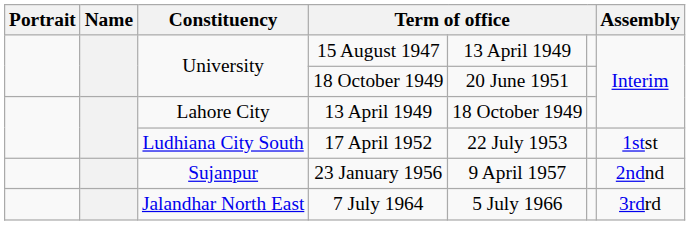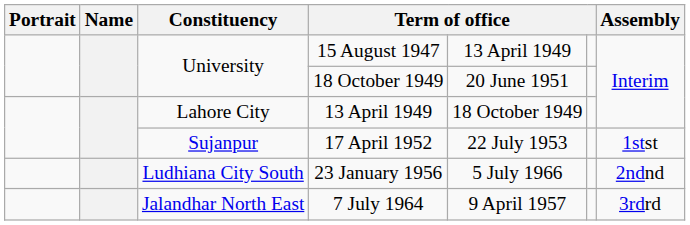(223, 142) Ludhiana City South -> (223, 142) Sujanpur
(223, 173) Sujanpur -> (223, 173) Ludhiana City South
(517, 173) 9 April 1957 -> (517, 173) 5 July 1966
(517, 204) 5 July 1966 -> (517, 204) 9 April 1957
